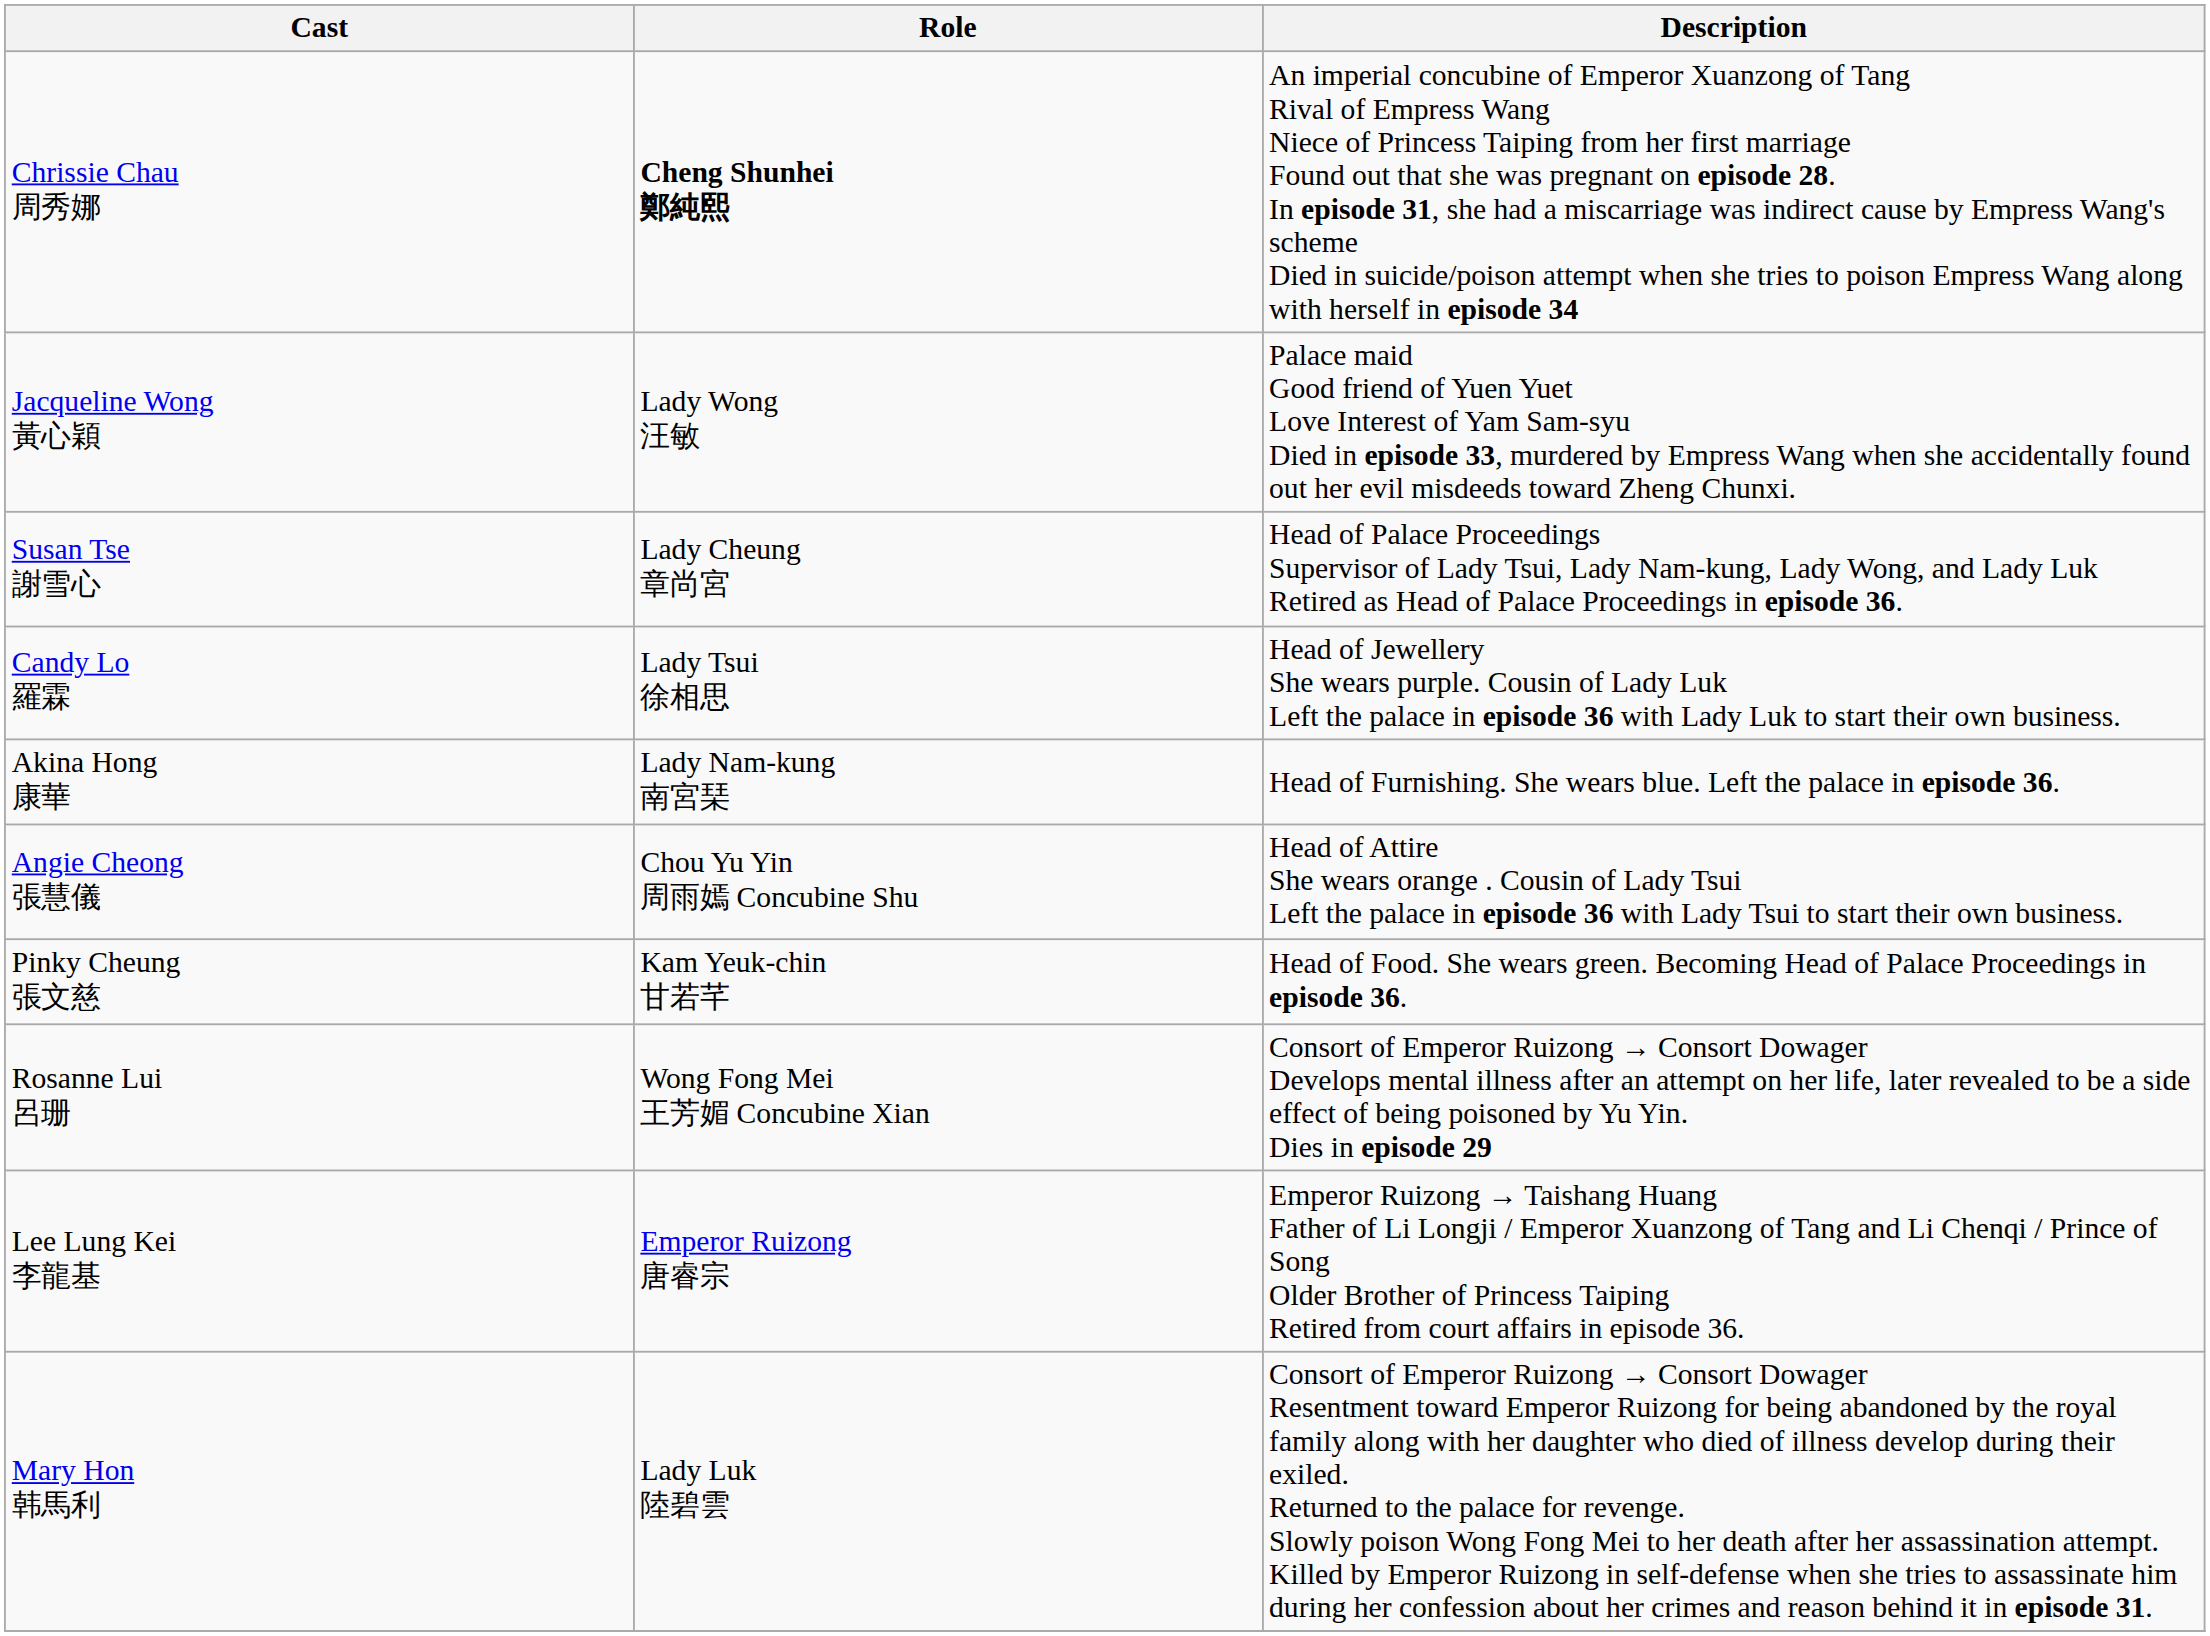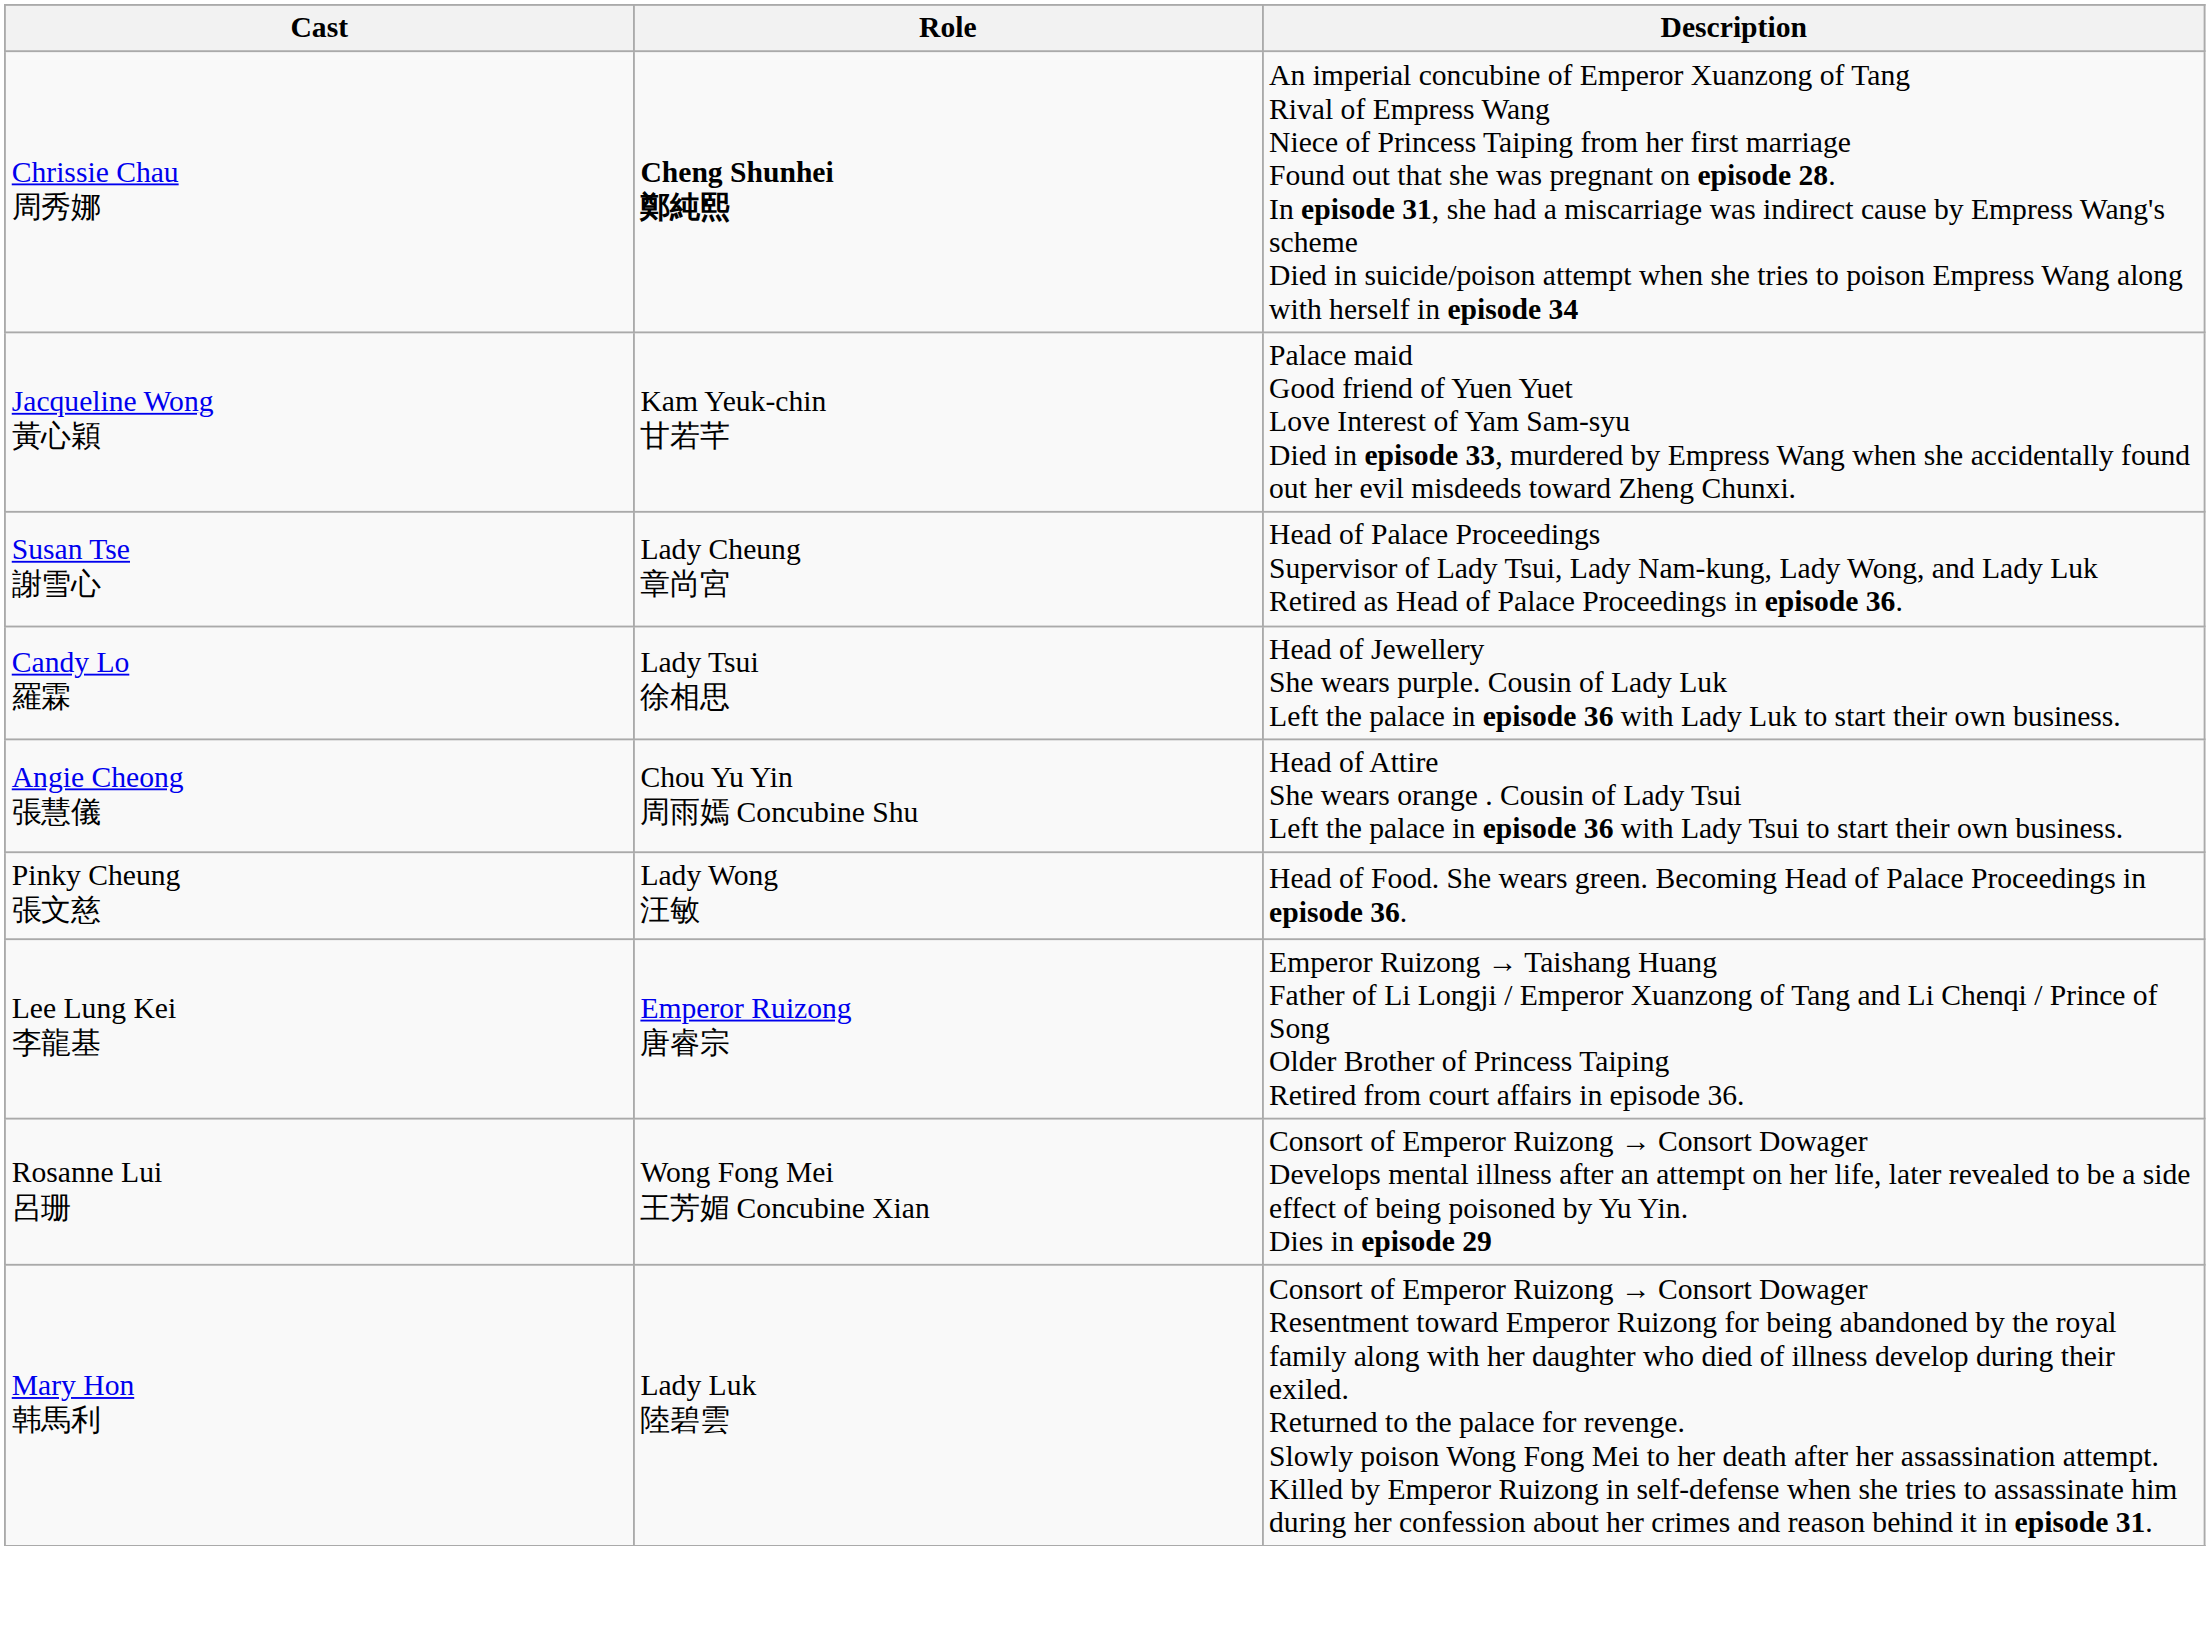(709, 419) Lady Wong 汪敏 -> (733, 419) Kam Yeuk-chin 甘若芊
- row: (85, 779)
(733, 979) Kam Yeuk-chin 甘若芊 -> (709, 893) Lady Wong 汪敏
rows swapped: (94, 1258) <-> (87, 1095)
